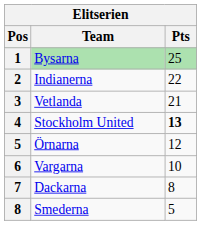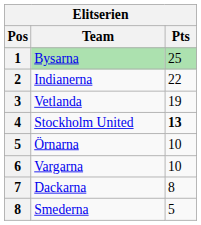(175, 101) 21 -> (175, 101) 19
(175, 144) 12 -> (175, 144) 10
